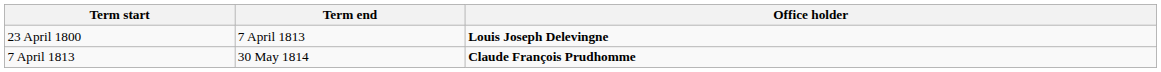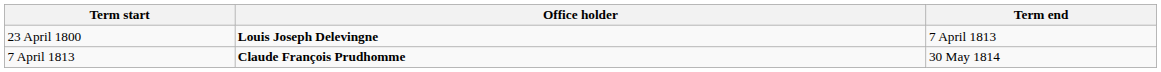columns swapped: (350, 15) <-> (811, 15)
